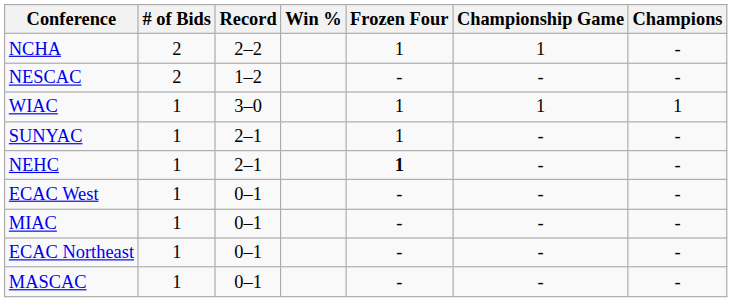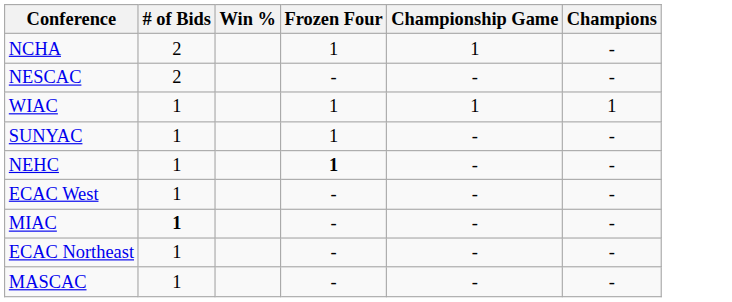- column: (248, 19)
(177, 223) normal -> (177, 223) bold
